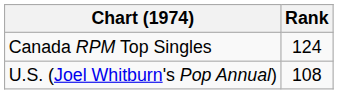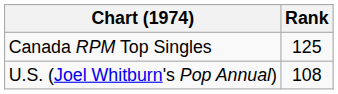(307, 46) 124 -> (307, 46) 125
